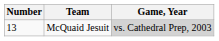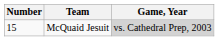(12, 28) 13 -> (12, 28) 15
